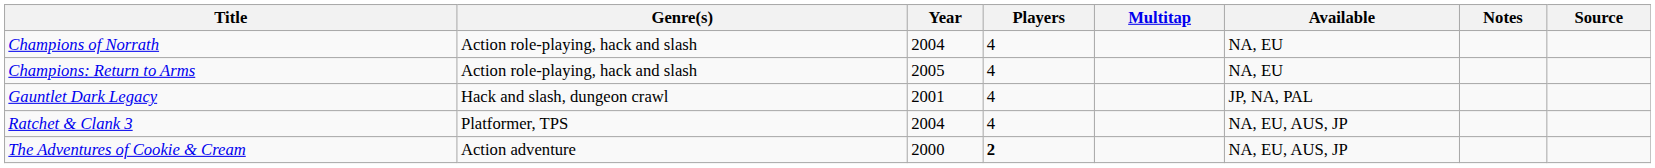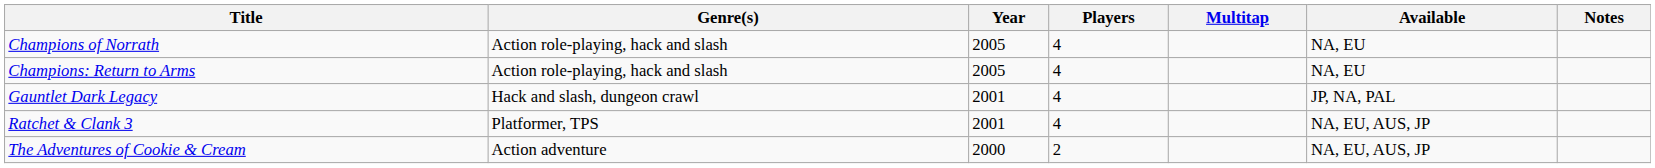- column: (1599, 17)
(928, 44) 2004 -> (989, 44) 2005
(928, 123) 2004 -> (989, 123) 2001
(991, 149) bold -> (1057, 149) normal
